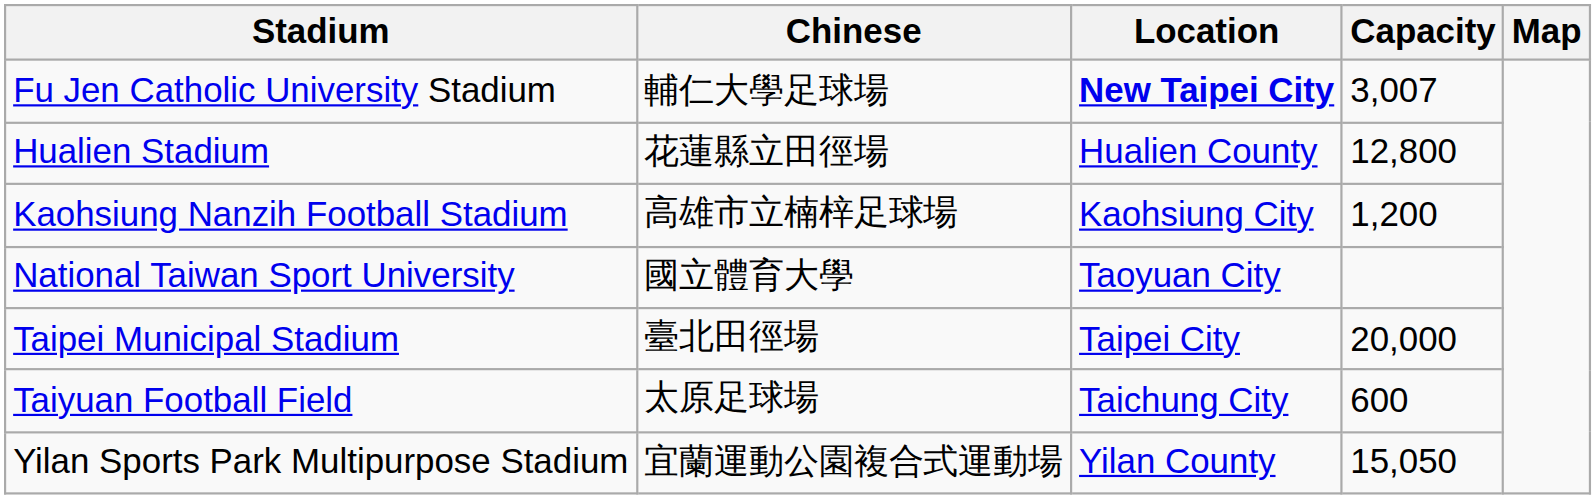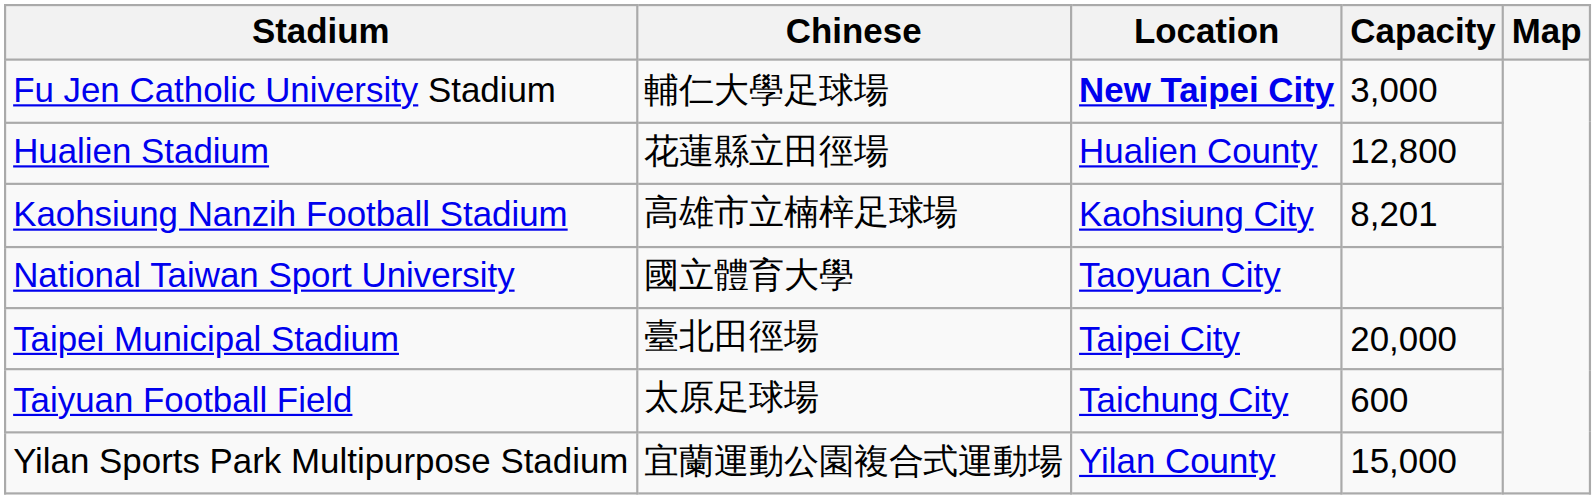(1394, 90) 3,007 -> (1394, 90) 3,000
(1394, 214) 1,200 -> (1394, 214) 8,201
(1404, 461) 15,050 -> (1404, 461) 15,000
